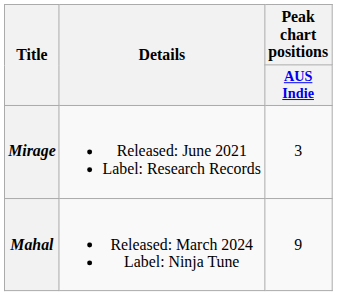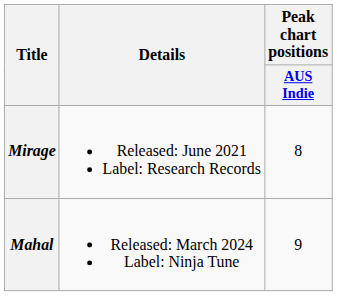(298, 151) 3 -> (298, 151) 8
